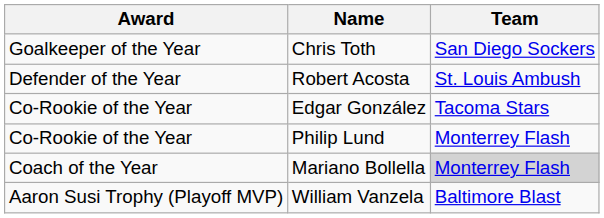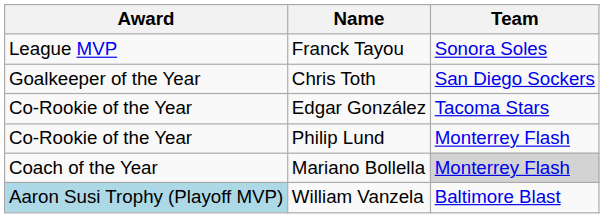+ row: (348, 49)
- row: (351, 78)
(146, 197) no background -> (146, 197) lightblue background
